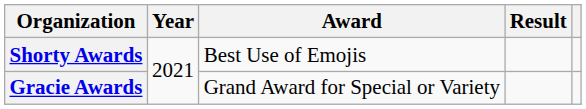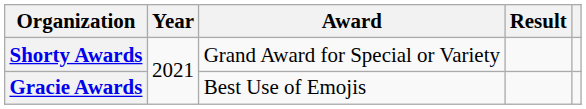(285, 54) Best Use of Emojis -> (352, 54) Grand Award for Special or Variety
(352, 87) Grand Award for Special or Variety -> (285, 87) Best Use of Emojis
